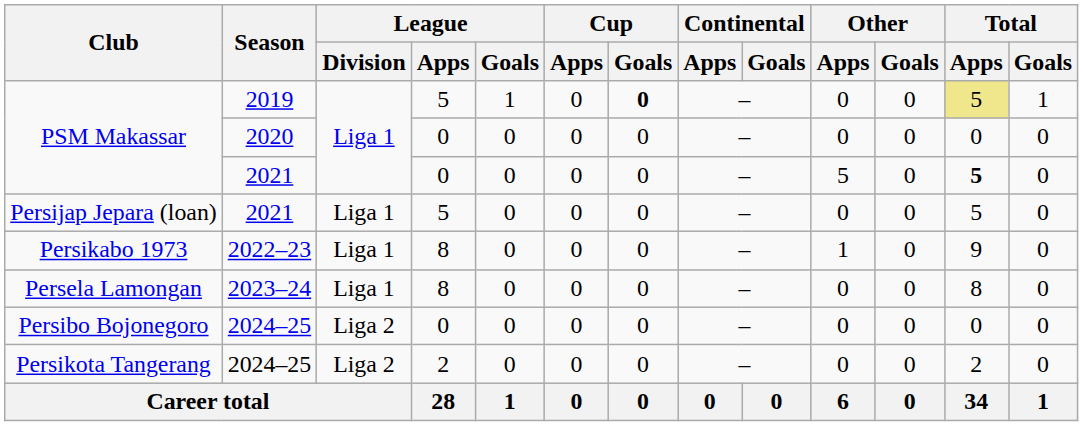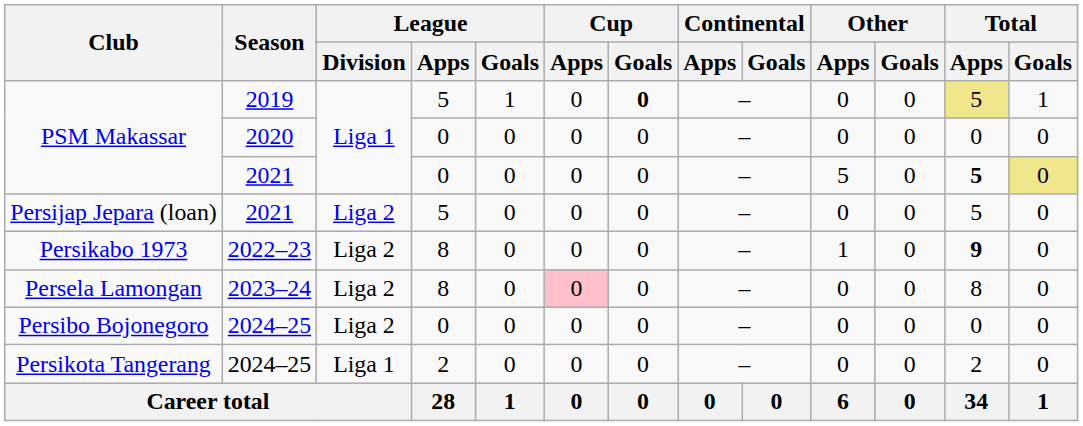(1043, 174) no background -> (1043, 174) khaki background
(364, 212) Liga 1 -> (364, 212) Liga 2
(364, 250) Liga 1 -> (364, 250) Liga 2
(976, 250) normal -> (976, 250) bold
(364, 288) Liga 1 -> (364, 288) Liga 2
(576, 288) no background -> (576, 288) pink background
(364, 363) Liga 2 -> (364, 363) Liga 1
